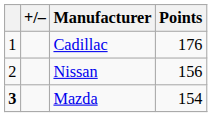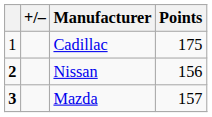(190, 44) 176 -> (190, 44) 175
(12, 71) normal -> (12, 71) bold
(190, 98) 154 -> (190, 98) 157
